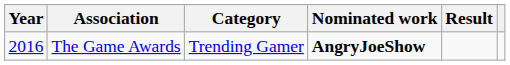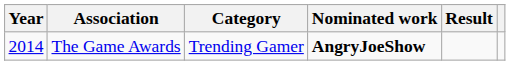(26, 45) 2016 -> (26, 45) 2014
